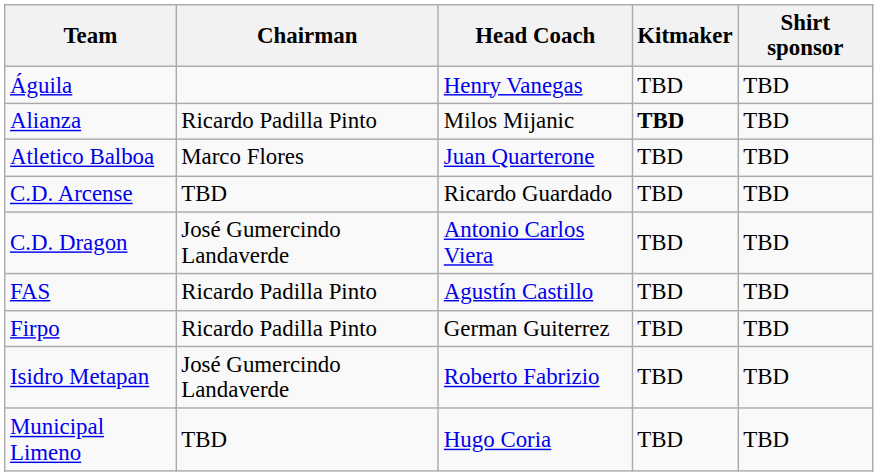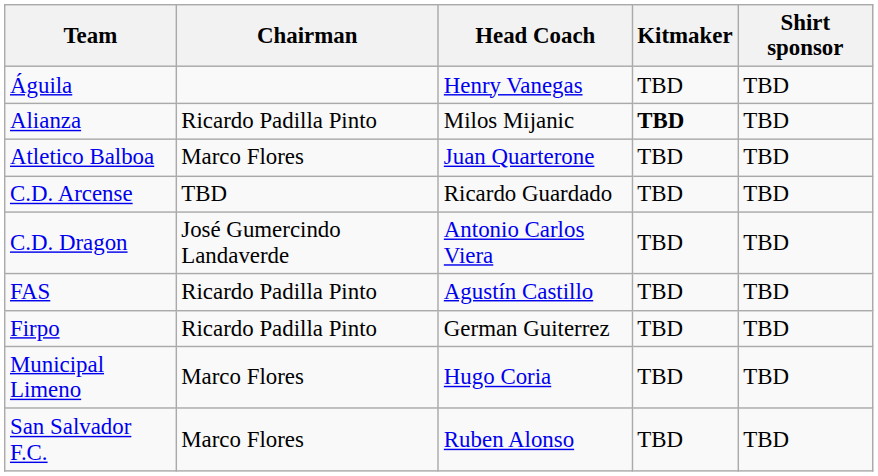- row: (80, 377)
(204, 439) TBD -> (243, 377) Marco Flores
+ row: (71, 439)
